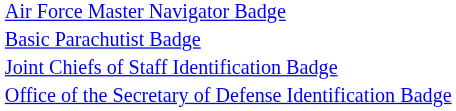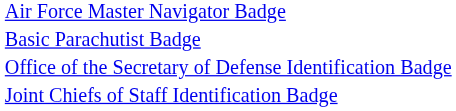rows swapped: (171, 67) <-> (228, 95)
